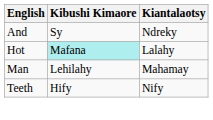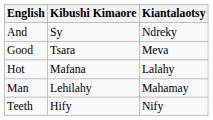+ row: (20, 50)
(68, 50) paleturquoise background -> (68, 69) no background
